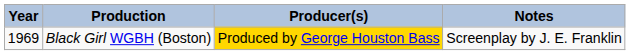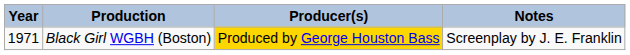(23, 38) 1969 -> (23, 38) 1971
